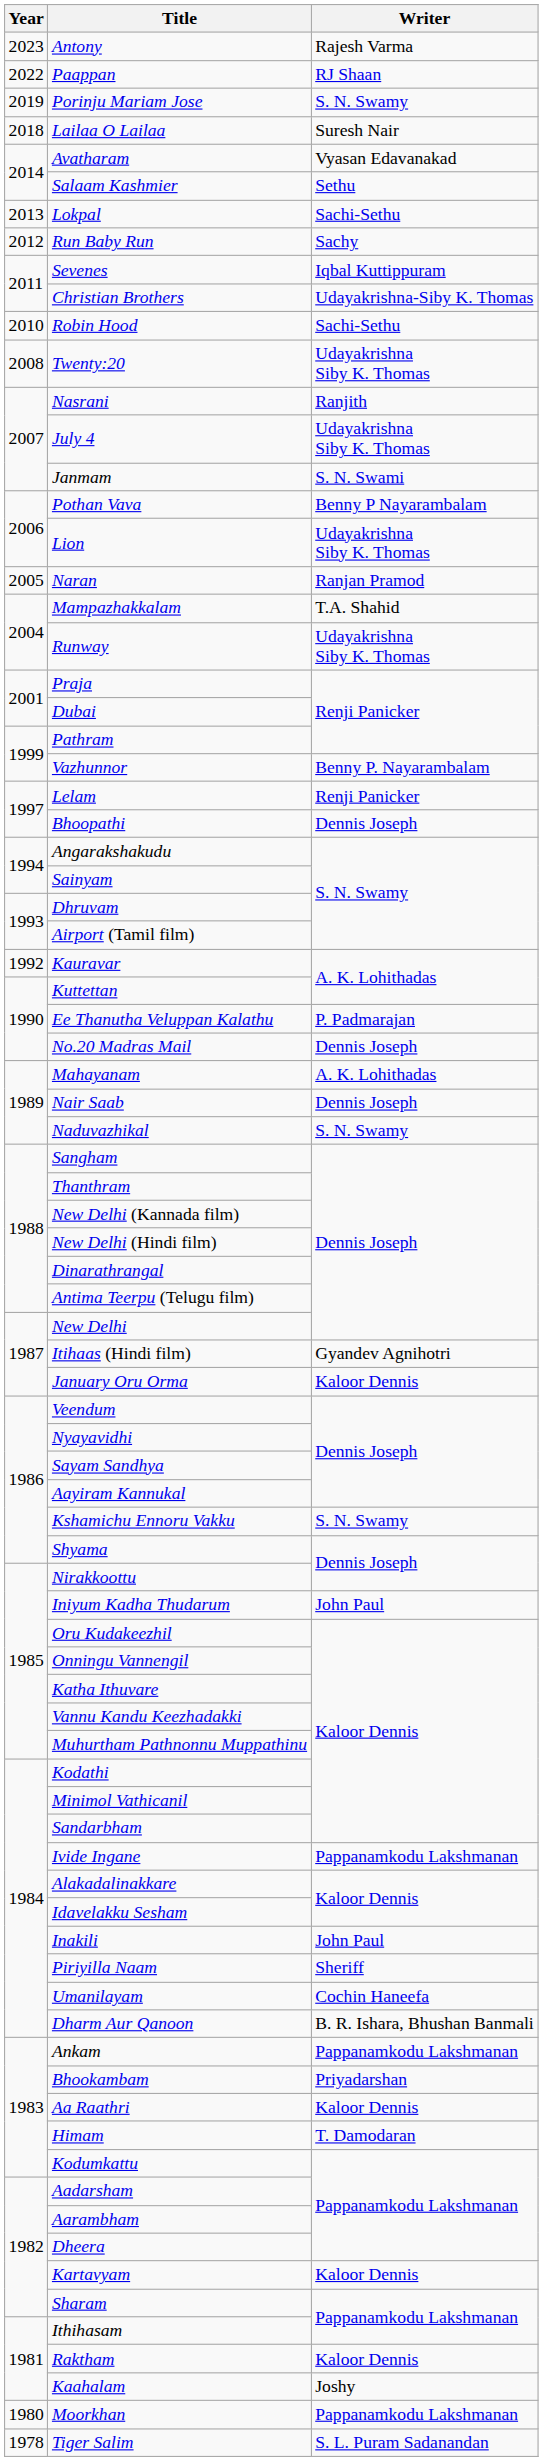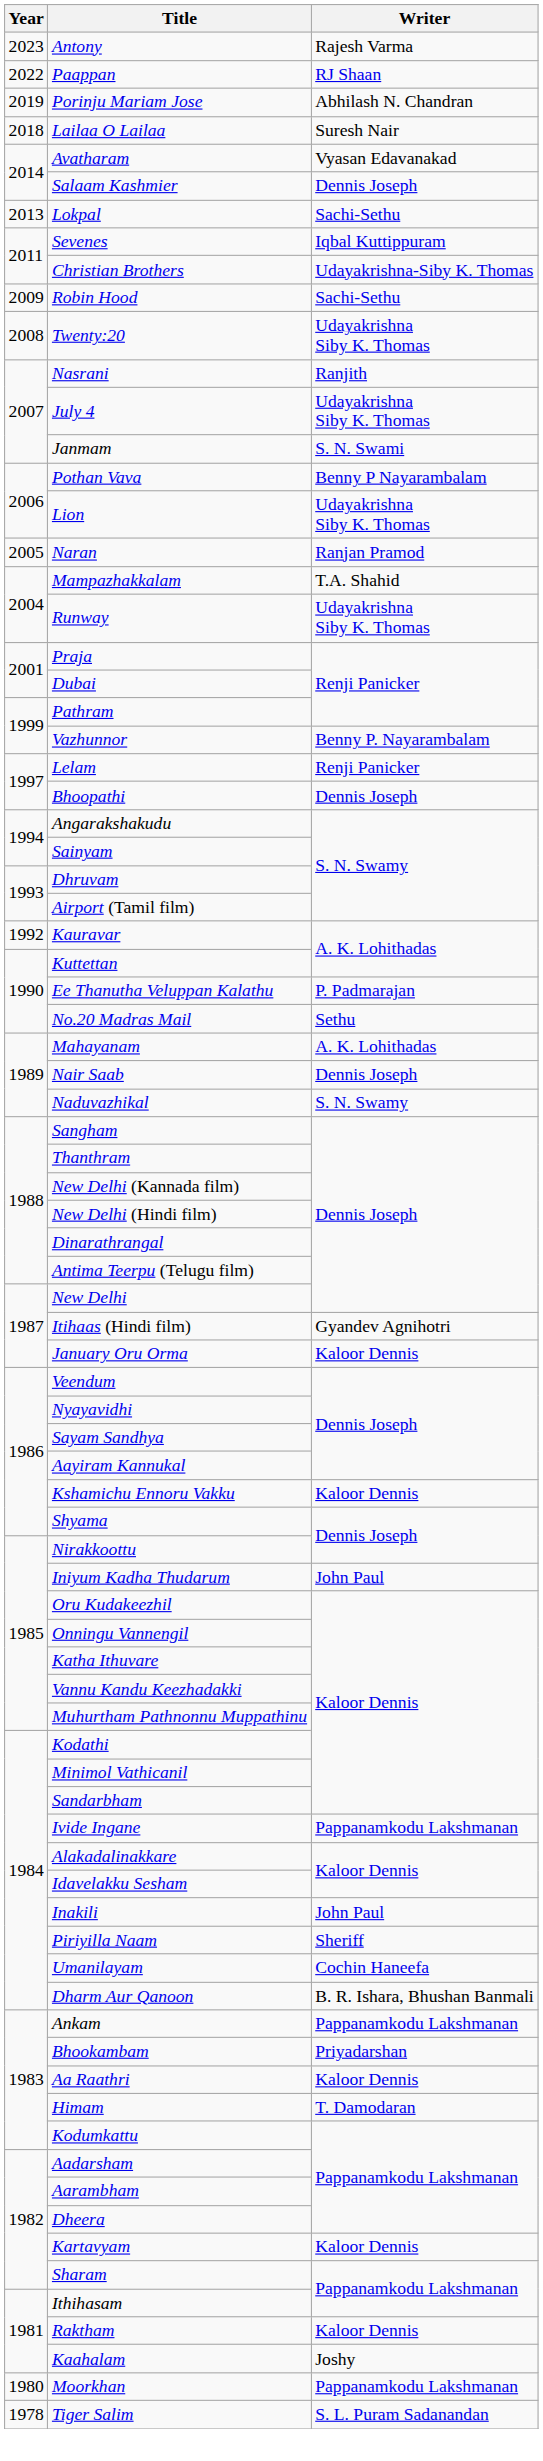(362, 102) S. N. Swamy -> (394, 102) Abhilash N. Chandran
(335, 185) Sethu -> (366, 185) Dennis Joseph
- row: (103, 241)
(26, 325) 2010 -> (26, 297) 2009
(366, 1046) Dennis Joseph -> (335, 1018) Sethu
(362, 1521) S. N. Swamy -> (367, 1493) Kaloor Dennis
